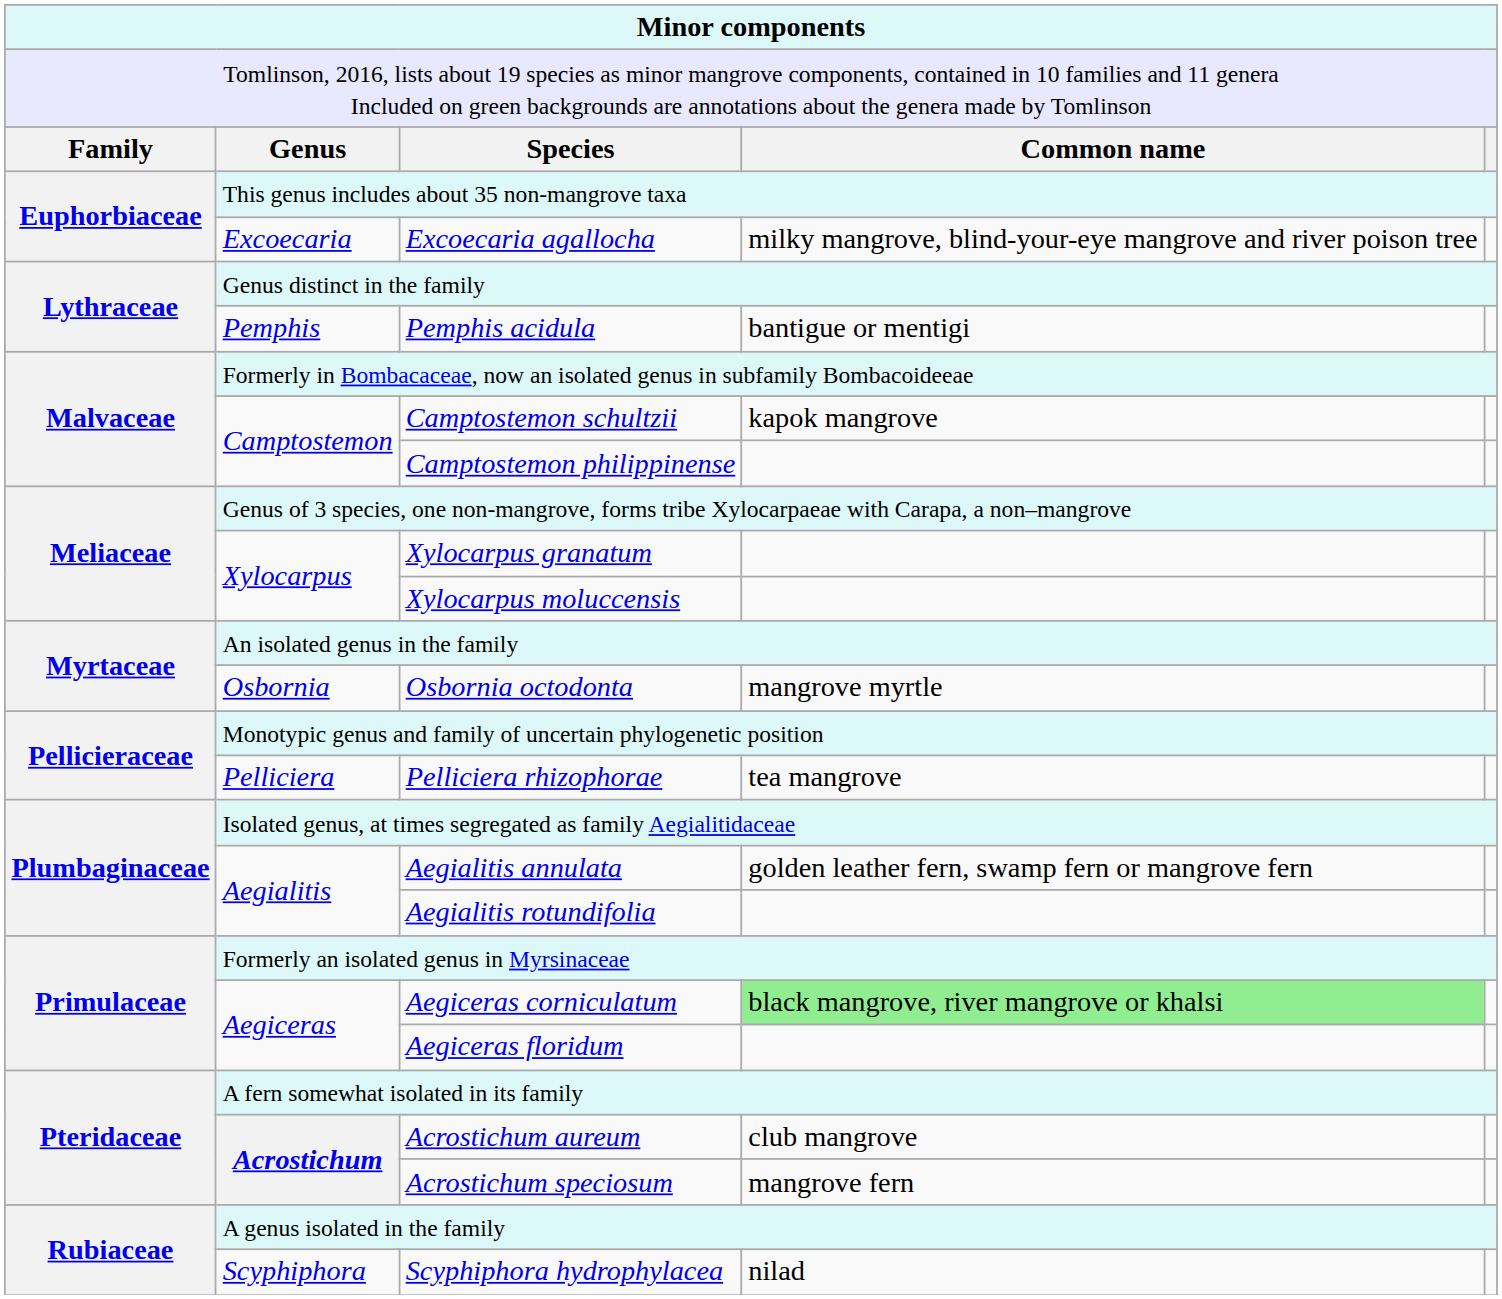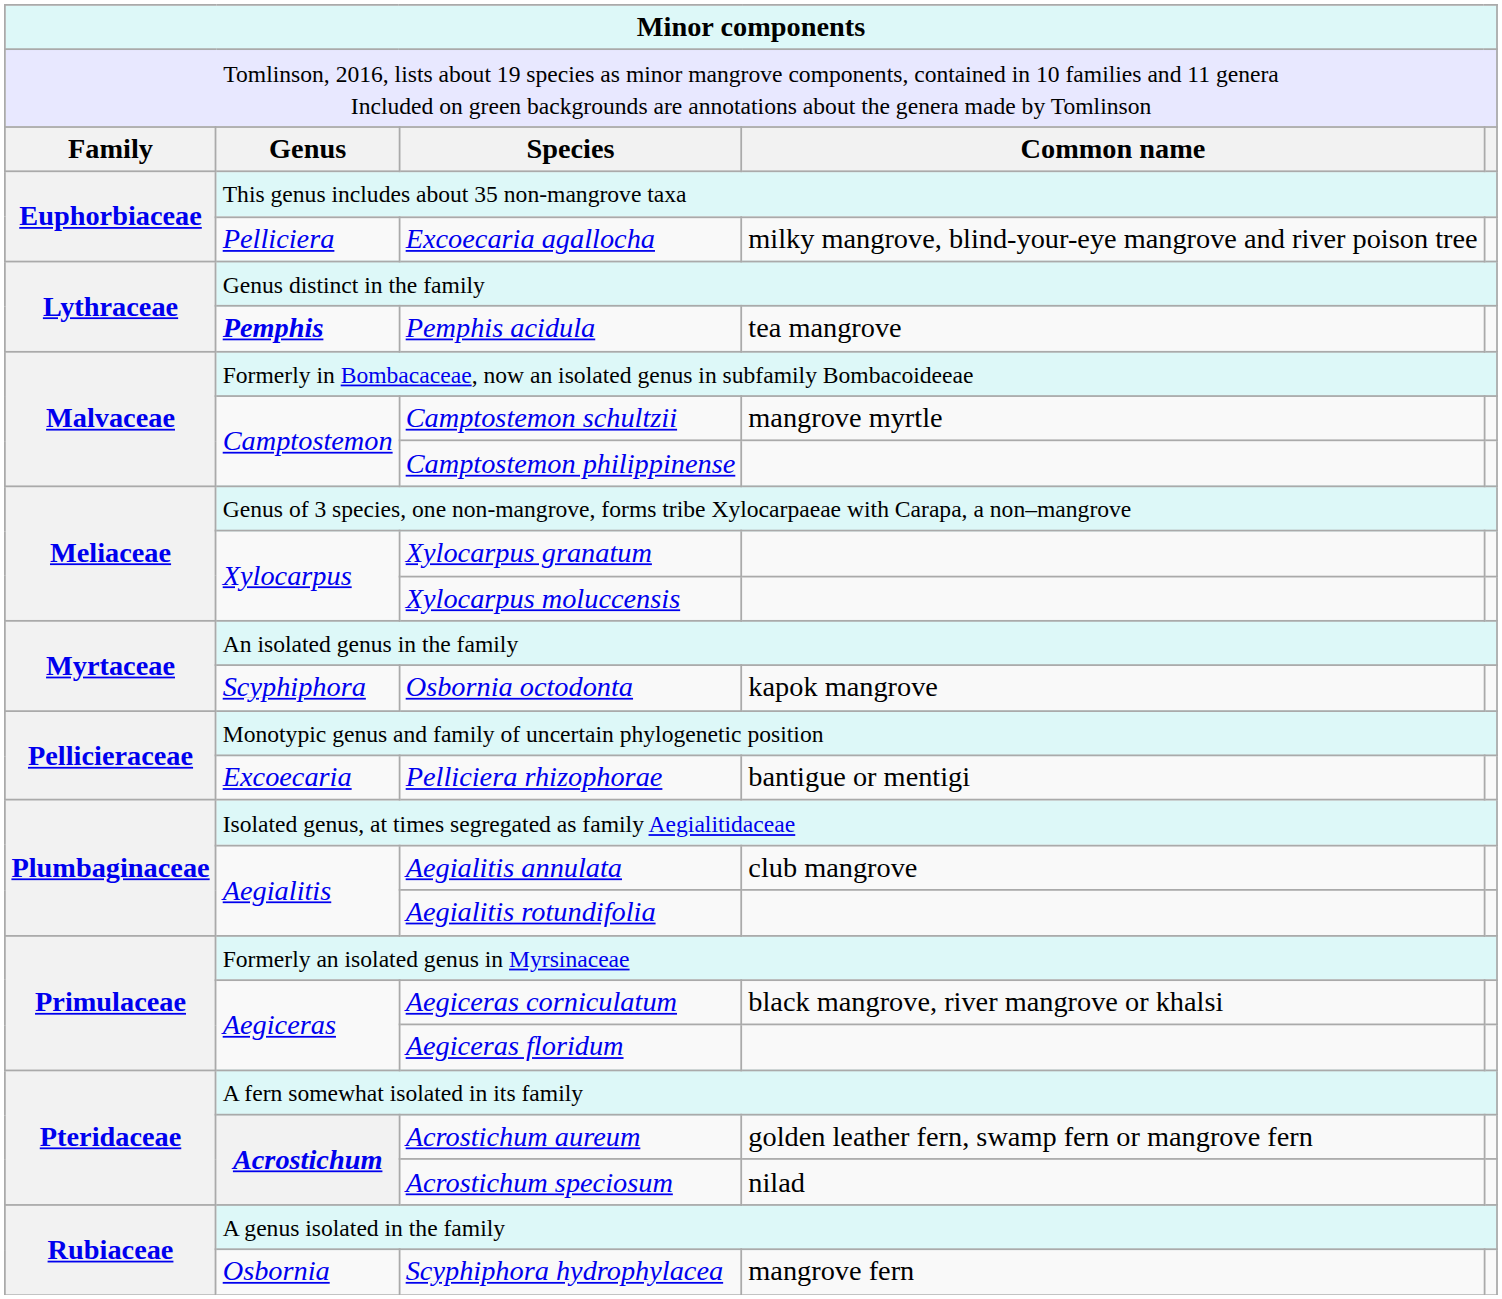(287, 238) Excoecaria -> (279, 238) Pelliciera
(271, 328) normal -> (273, 328) bold
(859, 328) bantigue or mentigi -> (825, 328) tea mangrove
(843, 418) kapok mangrove -> (845, 418) mangrove myrtle
(276, 687) Osbornia -> (294, 687) Scyphiphora
(845, 687) mangrove myrtle -> (843, 687) kapok mangrove
(279, 777) Pelliciera -> (287, 777) Excoecaria
(825, 777) tea mangrove -> (859, 777) bantigue or mentigi
(1031, 867) golden leather fern, swamp fern or mangrove fern -> (833, 867) club mangrove
(986, 1002) lightgreen background -> (986, 1002) no background
(833, 1136) club mangrove -> (1031, 1136) golden leather fern, swamp fern or mangrove fern
(831, 1181) mangrove fern -> (777, 1181) nilad
(294, 1271) Scyphiphora -> (276, 1271) Osbornia
(777, 1271) nilad -> (831, 1271) mangrove fern
